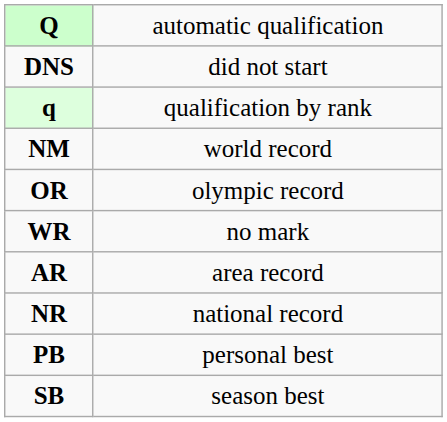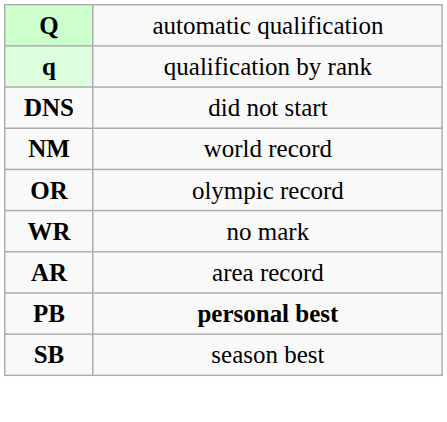rows swapped: (49, 107) <-> (49, 65)
- row: (49, 313)
(268, 354) normal -> (268, 313) bold
